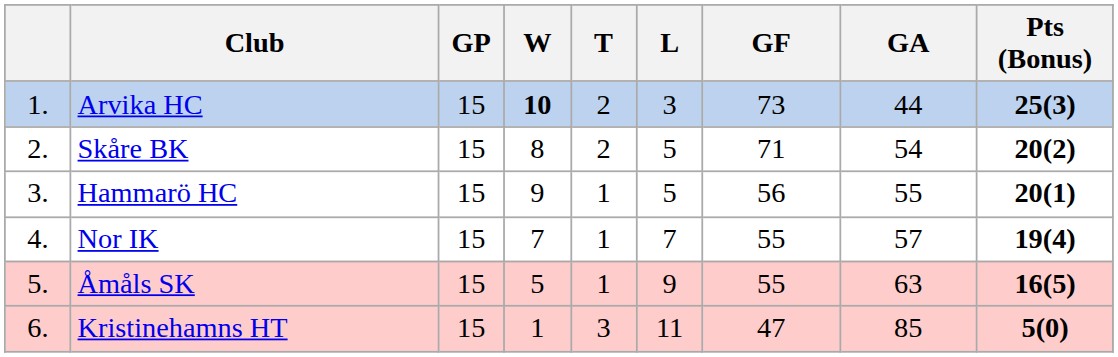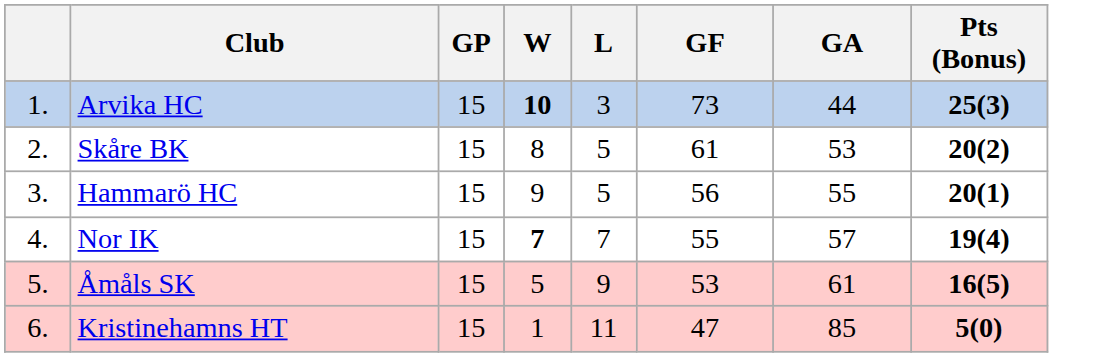- column: (603, 42)
(771, 148) 71 -> (705, 148) 61
(908, 148) 54 -> (842, 148) 53
(537, 238) normal -> (537, 238) bold
(771, 283) 55 -> (705, 283) 53
(908, 283) 63 -> (842, 283) 61
